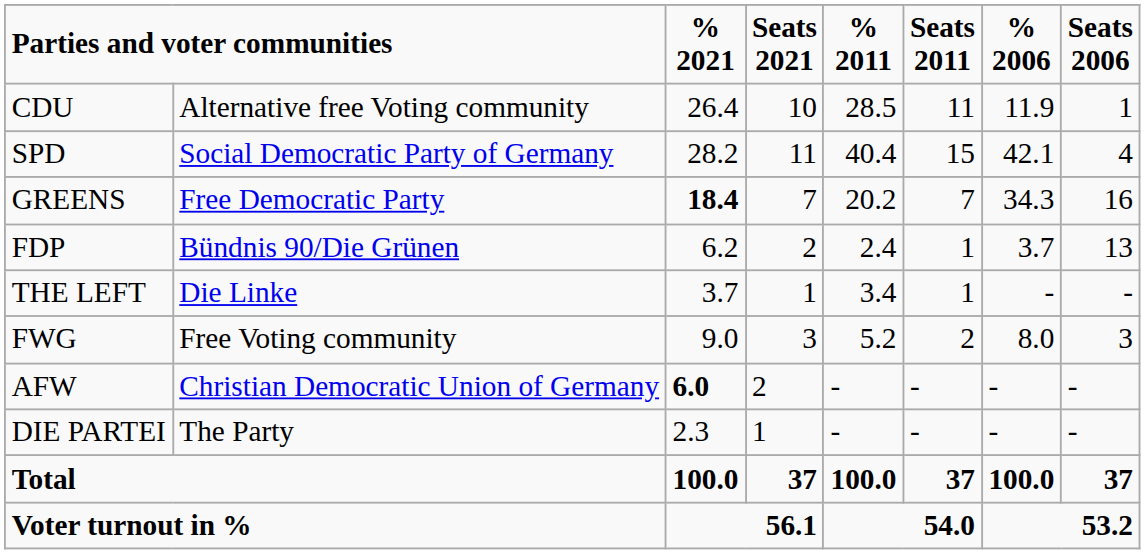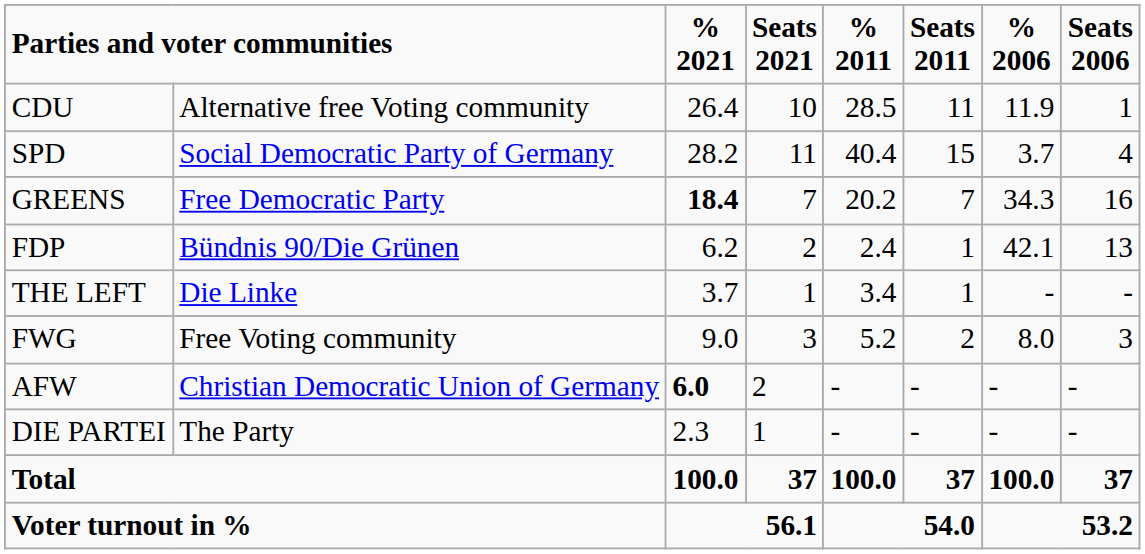(1029, 153) 42.1 -> (1036, 153) 3.7
(1036, 246) 3.7 -> (1029, 246) 42.1
